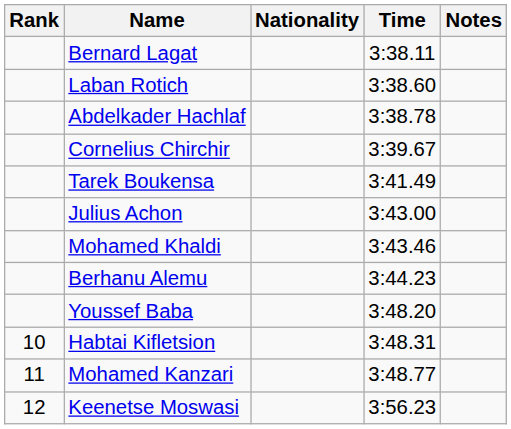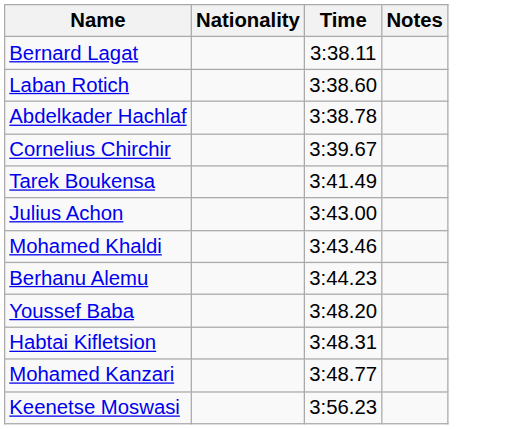- column: (34, 20)
